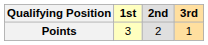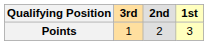columns swapped: (128, 13) <-> (189, 13)
